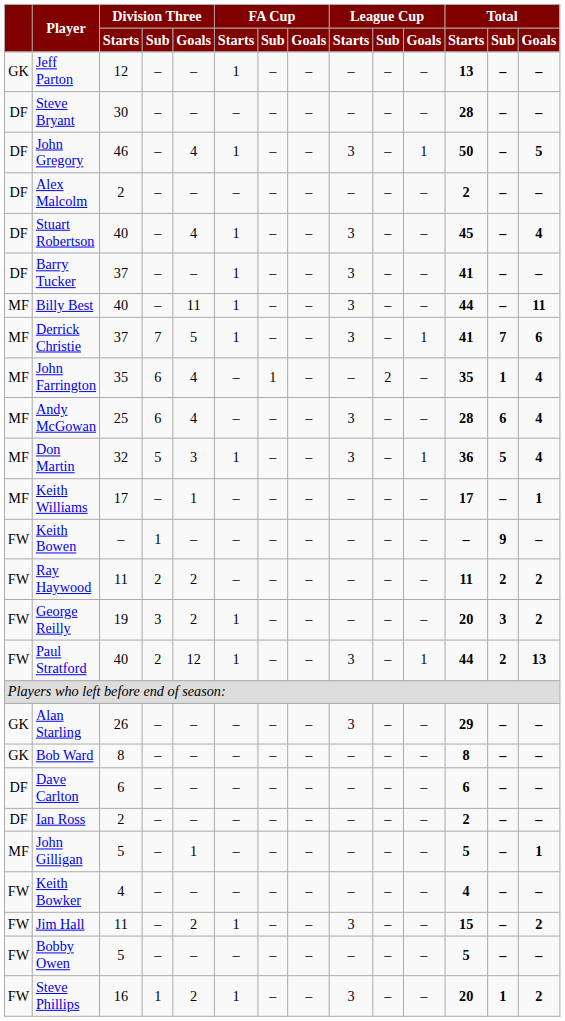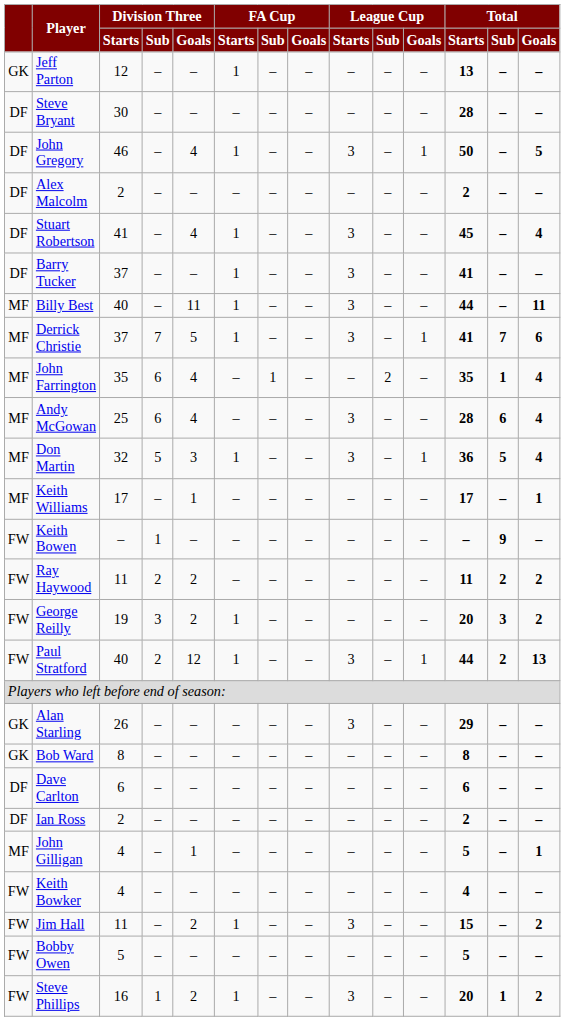(121, 233) 40 -> (121, 233) 41
(121, 851) 5 -> (121, 851) 4
